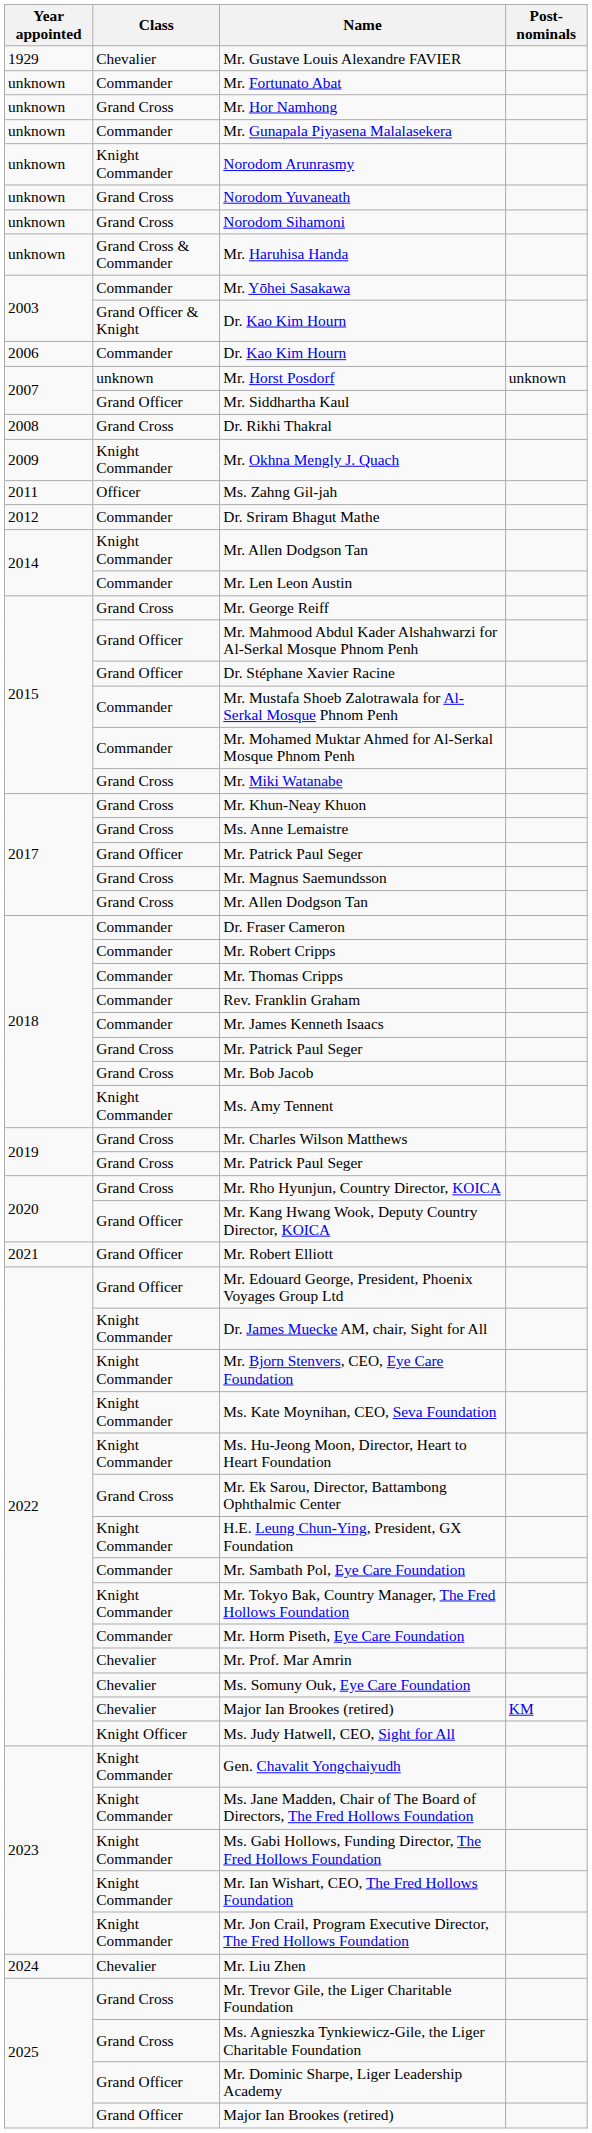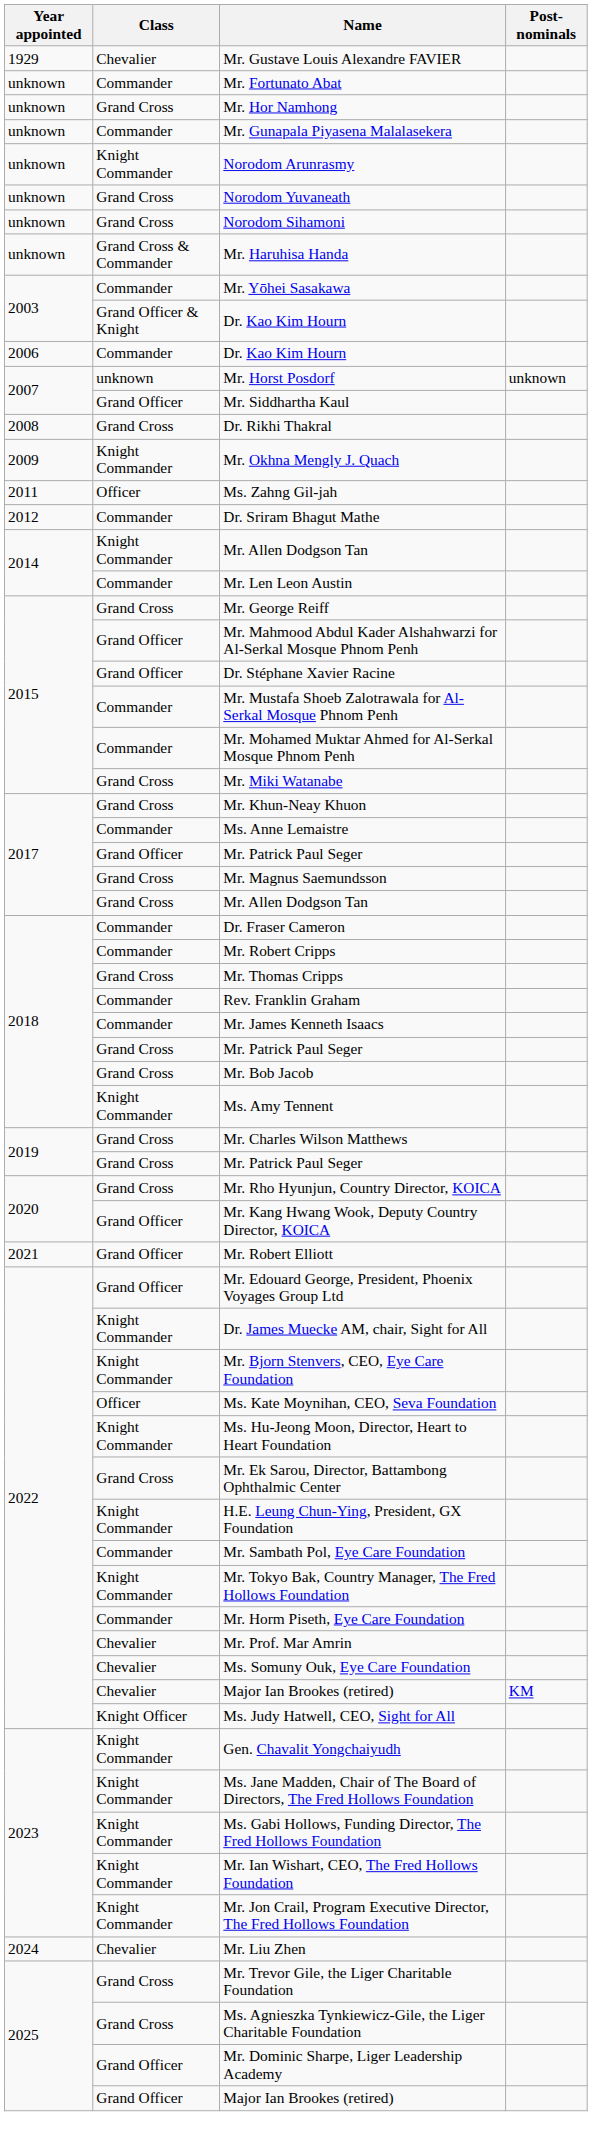(135, 829) Grand Cross -> (134, 829) Commander
(134, 976) Commander -> (135, 976) Grand Cross
(134, 1412) Knight Commander -> (118, 1403) Officer
